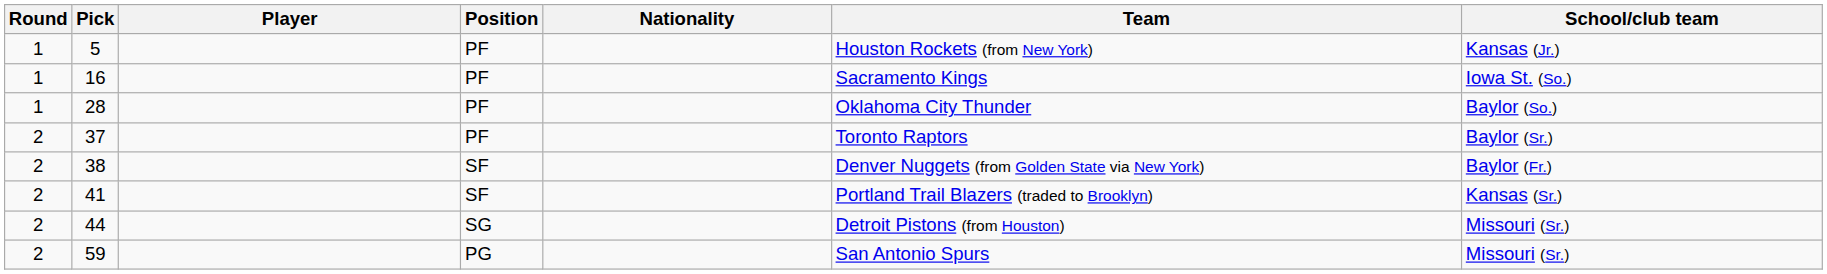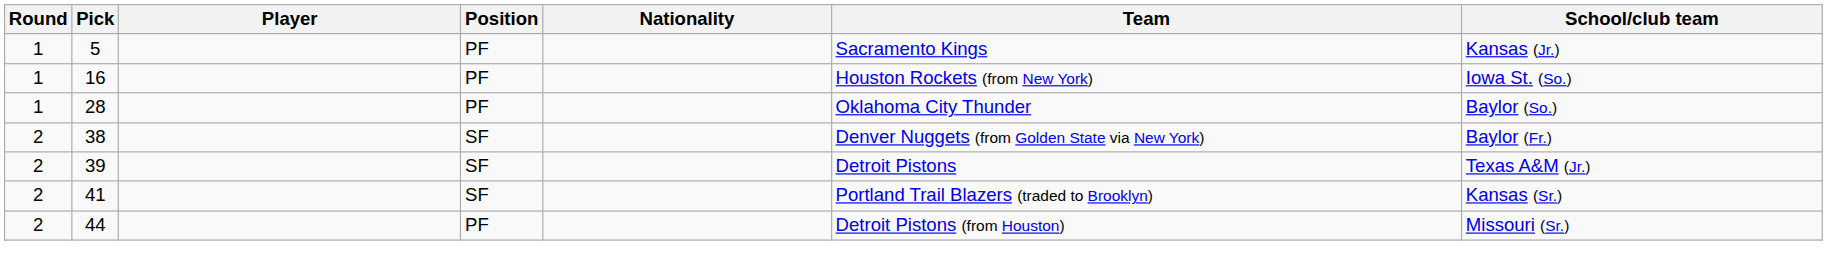(964, 48) Houston Rockets (from New York) -> (911, 48) Sacramento Kings
(911, 78) Sacramento Kings -> (964, 78) Houston Rockets (from New York)
- row: (95, 136)
+ row: (95, 166)
(479, 225) SG -> (477, 225) PF
- row: (95, 254)
